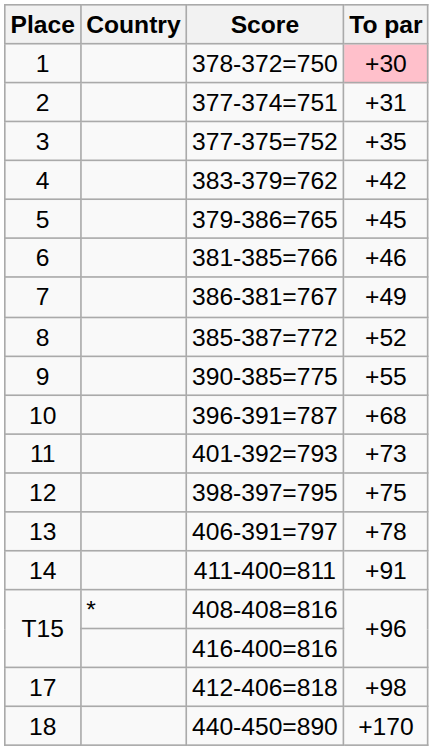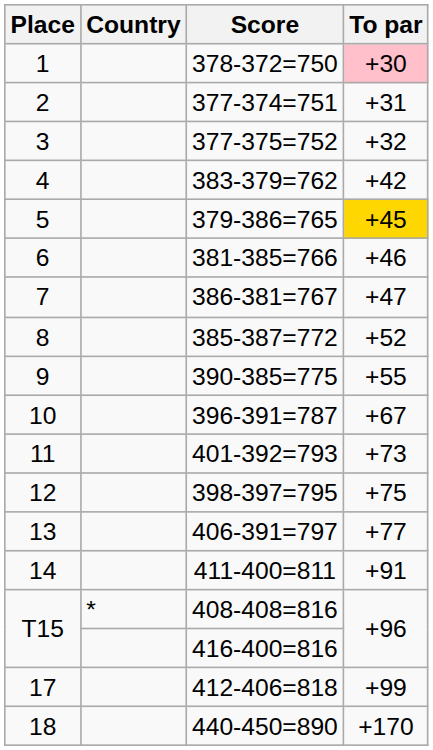(386, 141) +35 -> (386, 141) +32
(386, 219) no background -> (386, 219) gold background
(386, 297) +49 -> (386, 297) +47
(386, 414) +68 -> (386, 414) +67
(386, 531) +78 -> (386, 531) +77
(386, 687) +98 -> (386, 687) +99
